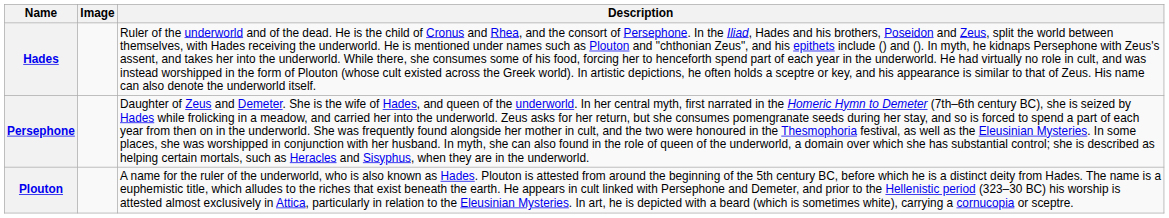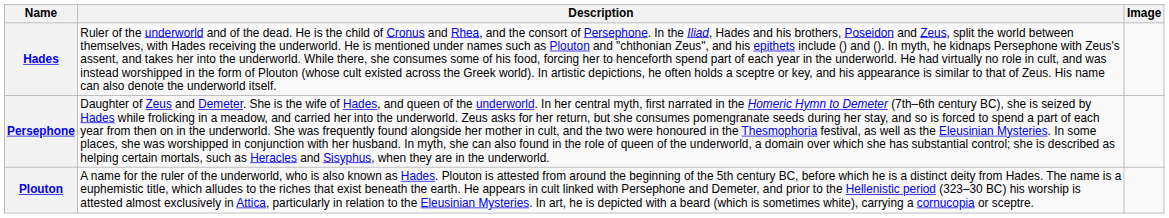columns swapped: (97, 13) <-> (641, 13)
